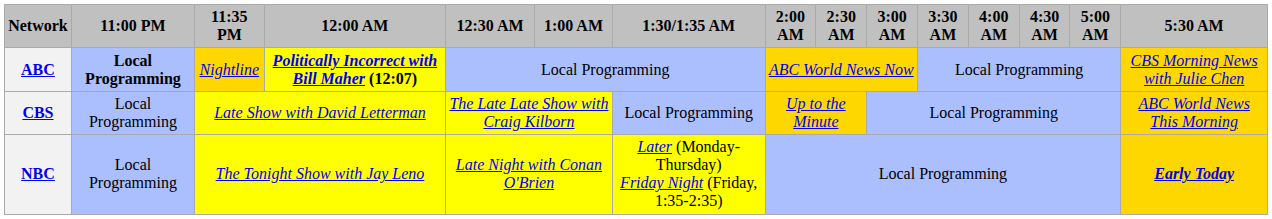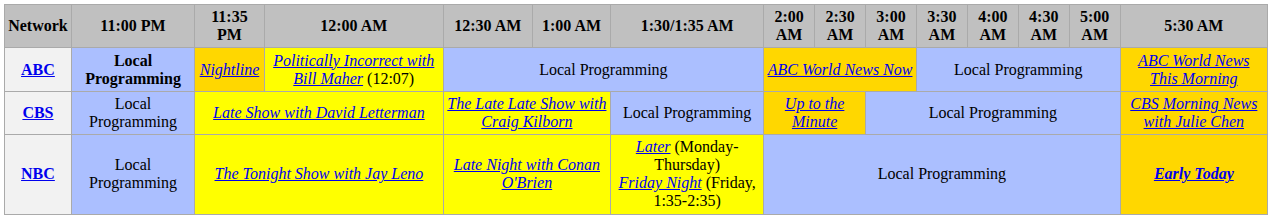(355, 69) bold -> (354, 69) normal
(1194, 69) CBS Morning News with Julie Chen -> (1194, 69) ABC World News This Morning
(1194, 112) ABC World News This Morning -> (1194, 112) CBS Morning News with Julie Chen
